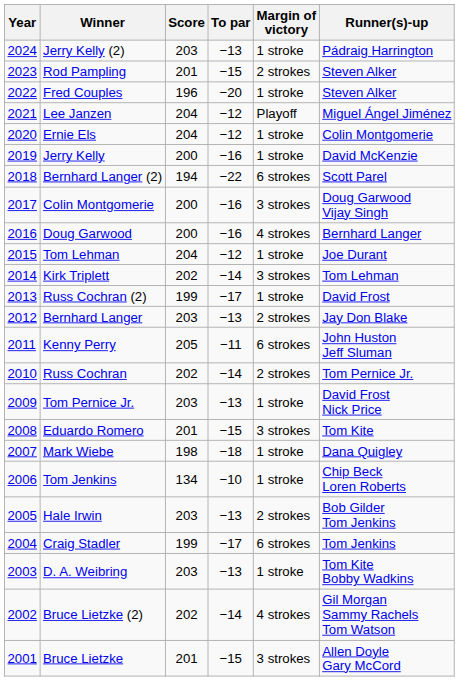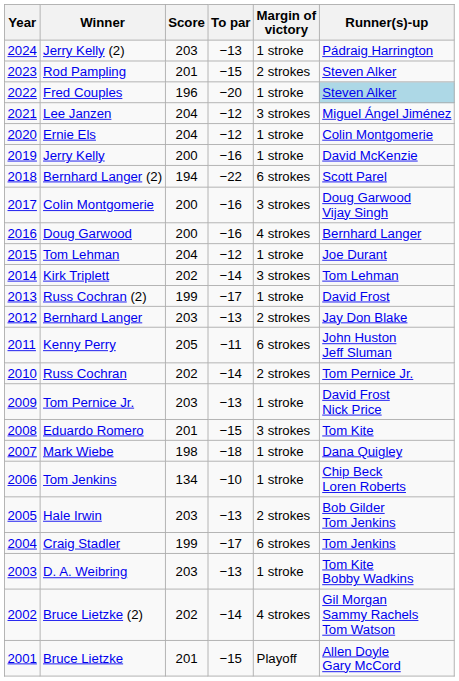(359, 93) no background -> (359, 93) lightblue background
(277, 114) Playoff -> (283, 114) 3 strokes
(283, 658) 3 strokes -> (277, 658) Playoff
